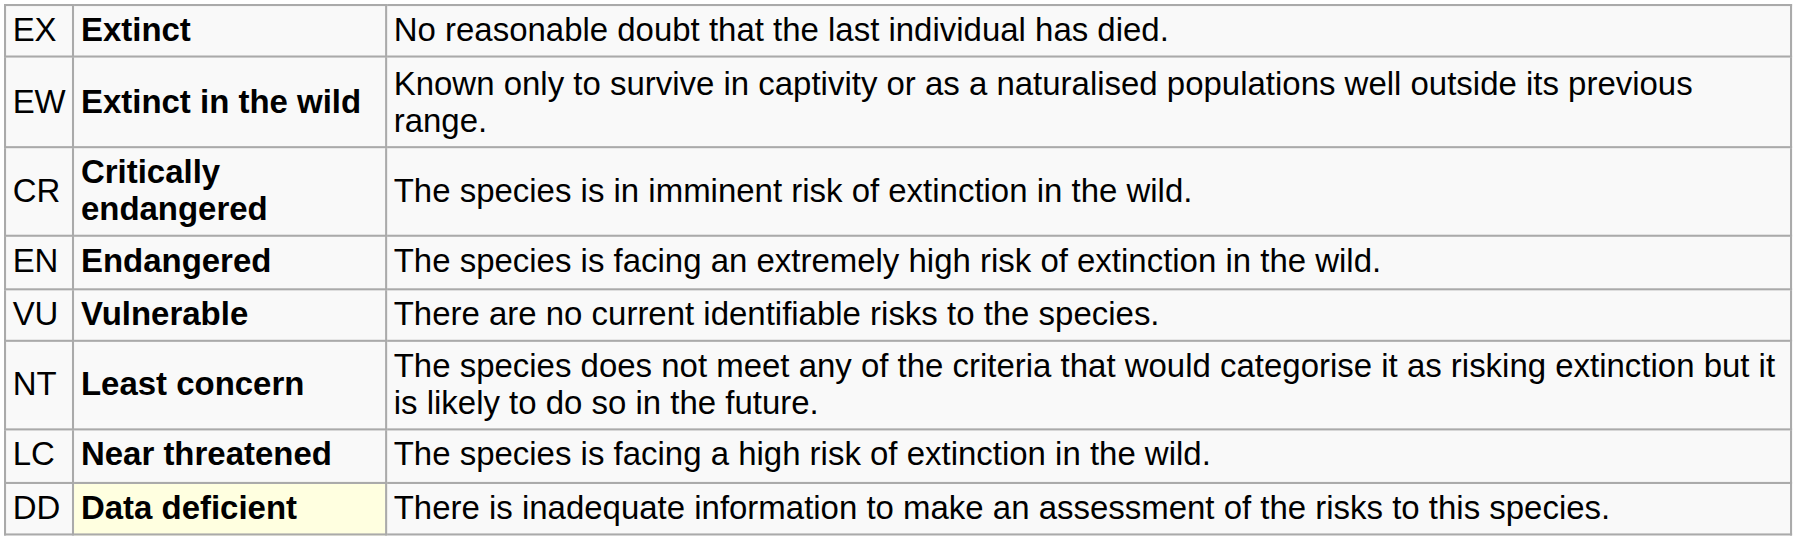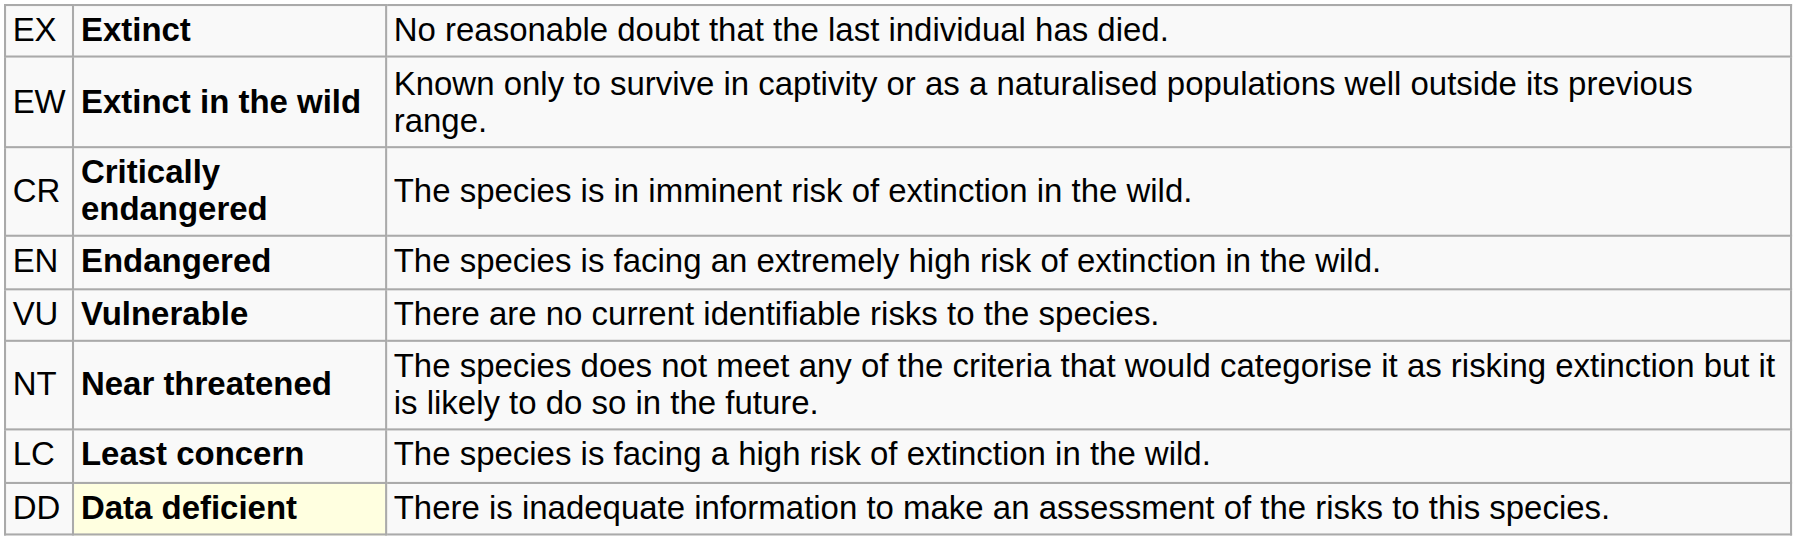(193, 384) Least concern -> (206, 384) Near threatened
(206, 455) Near threatened -> (193, 455) Least concern
